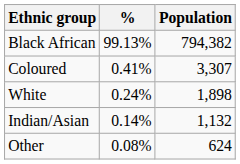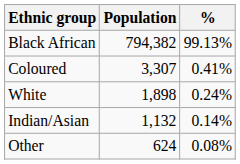columns swapped: (195, 17) <-> (127, 17)
